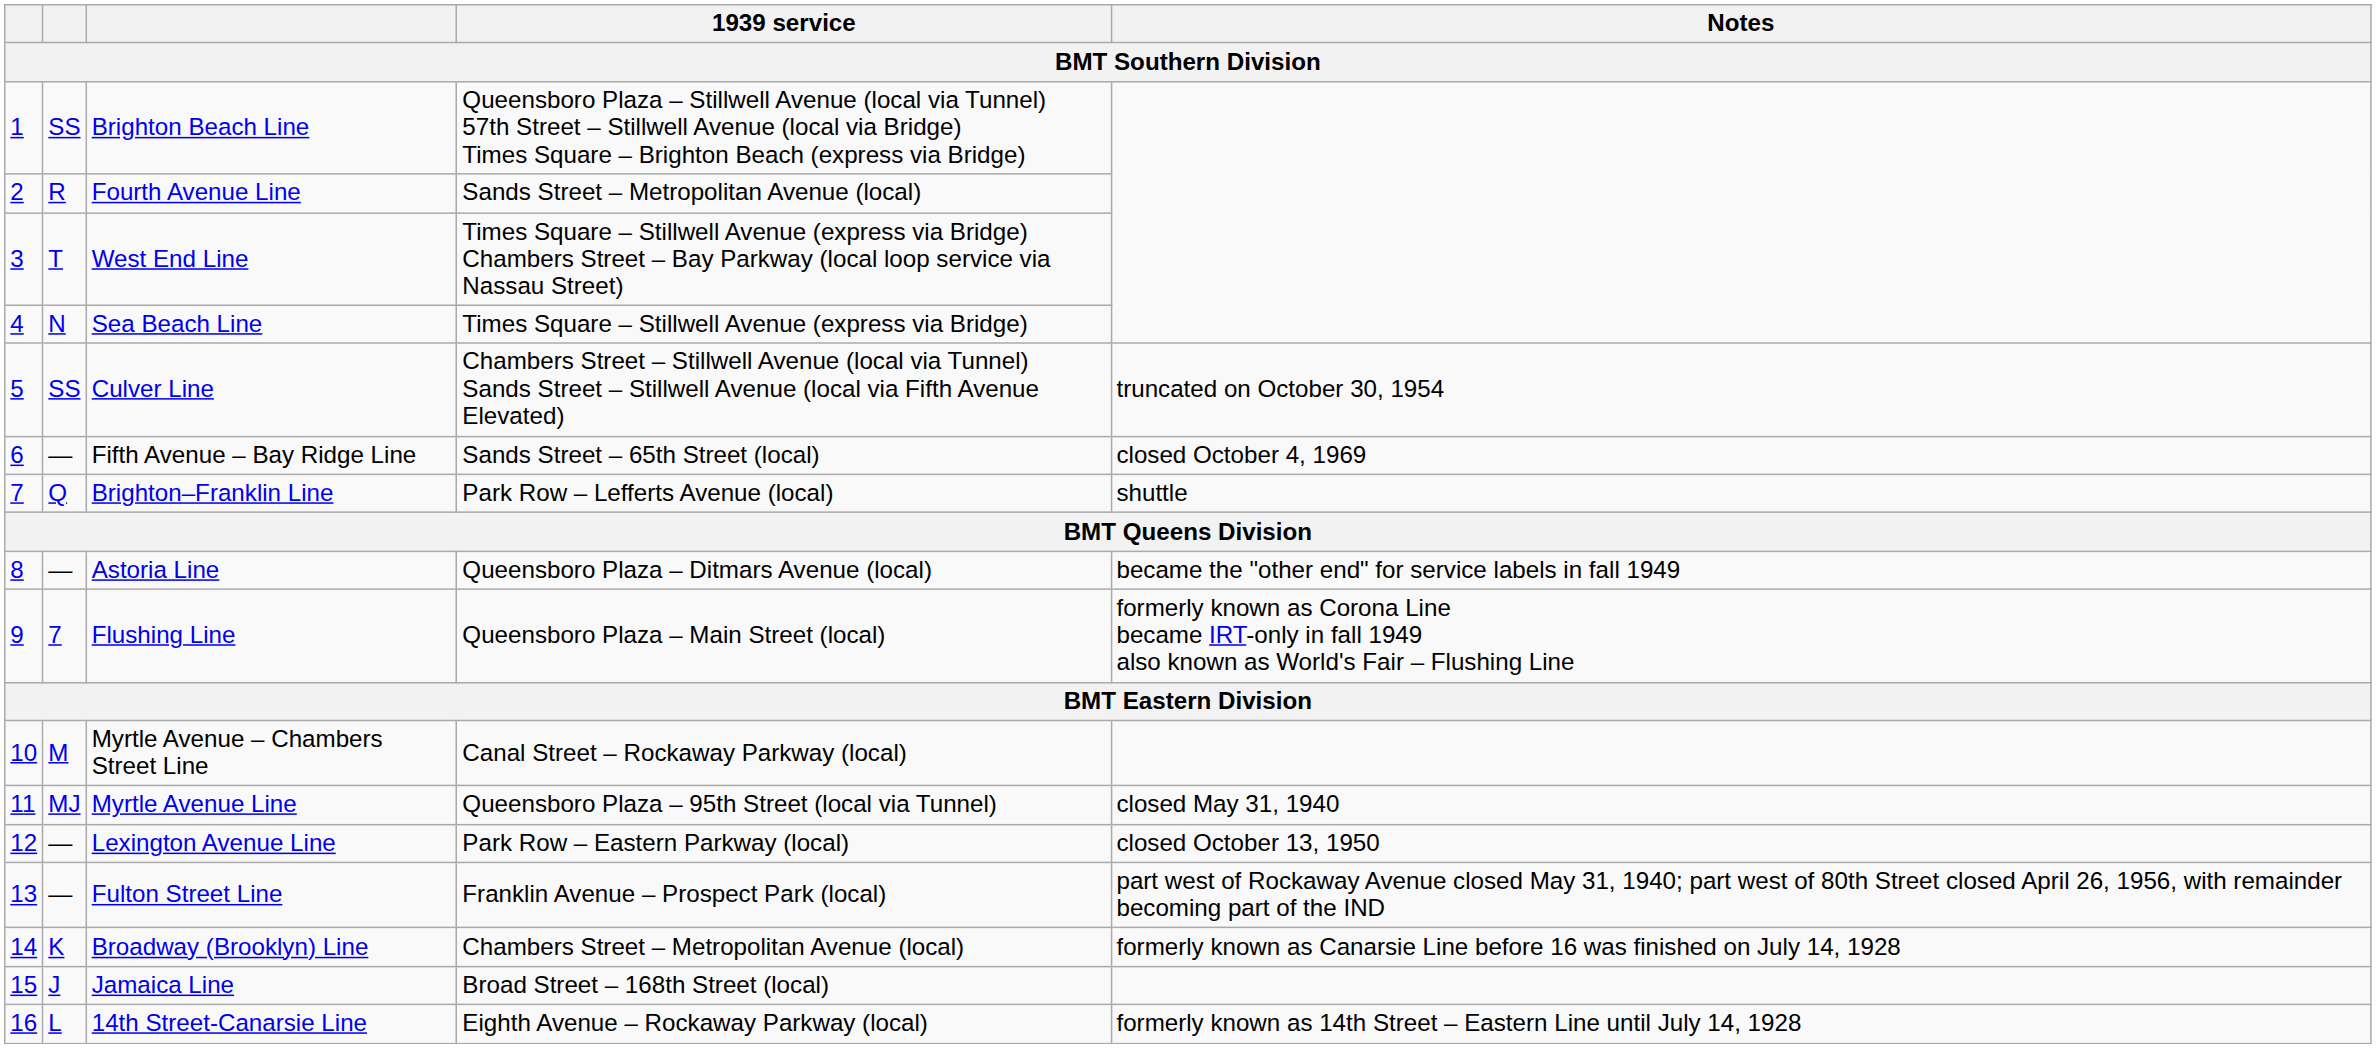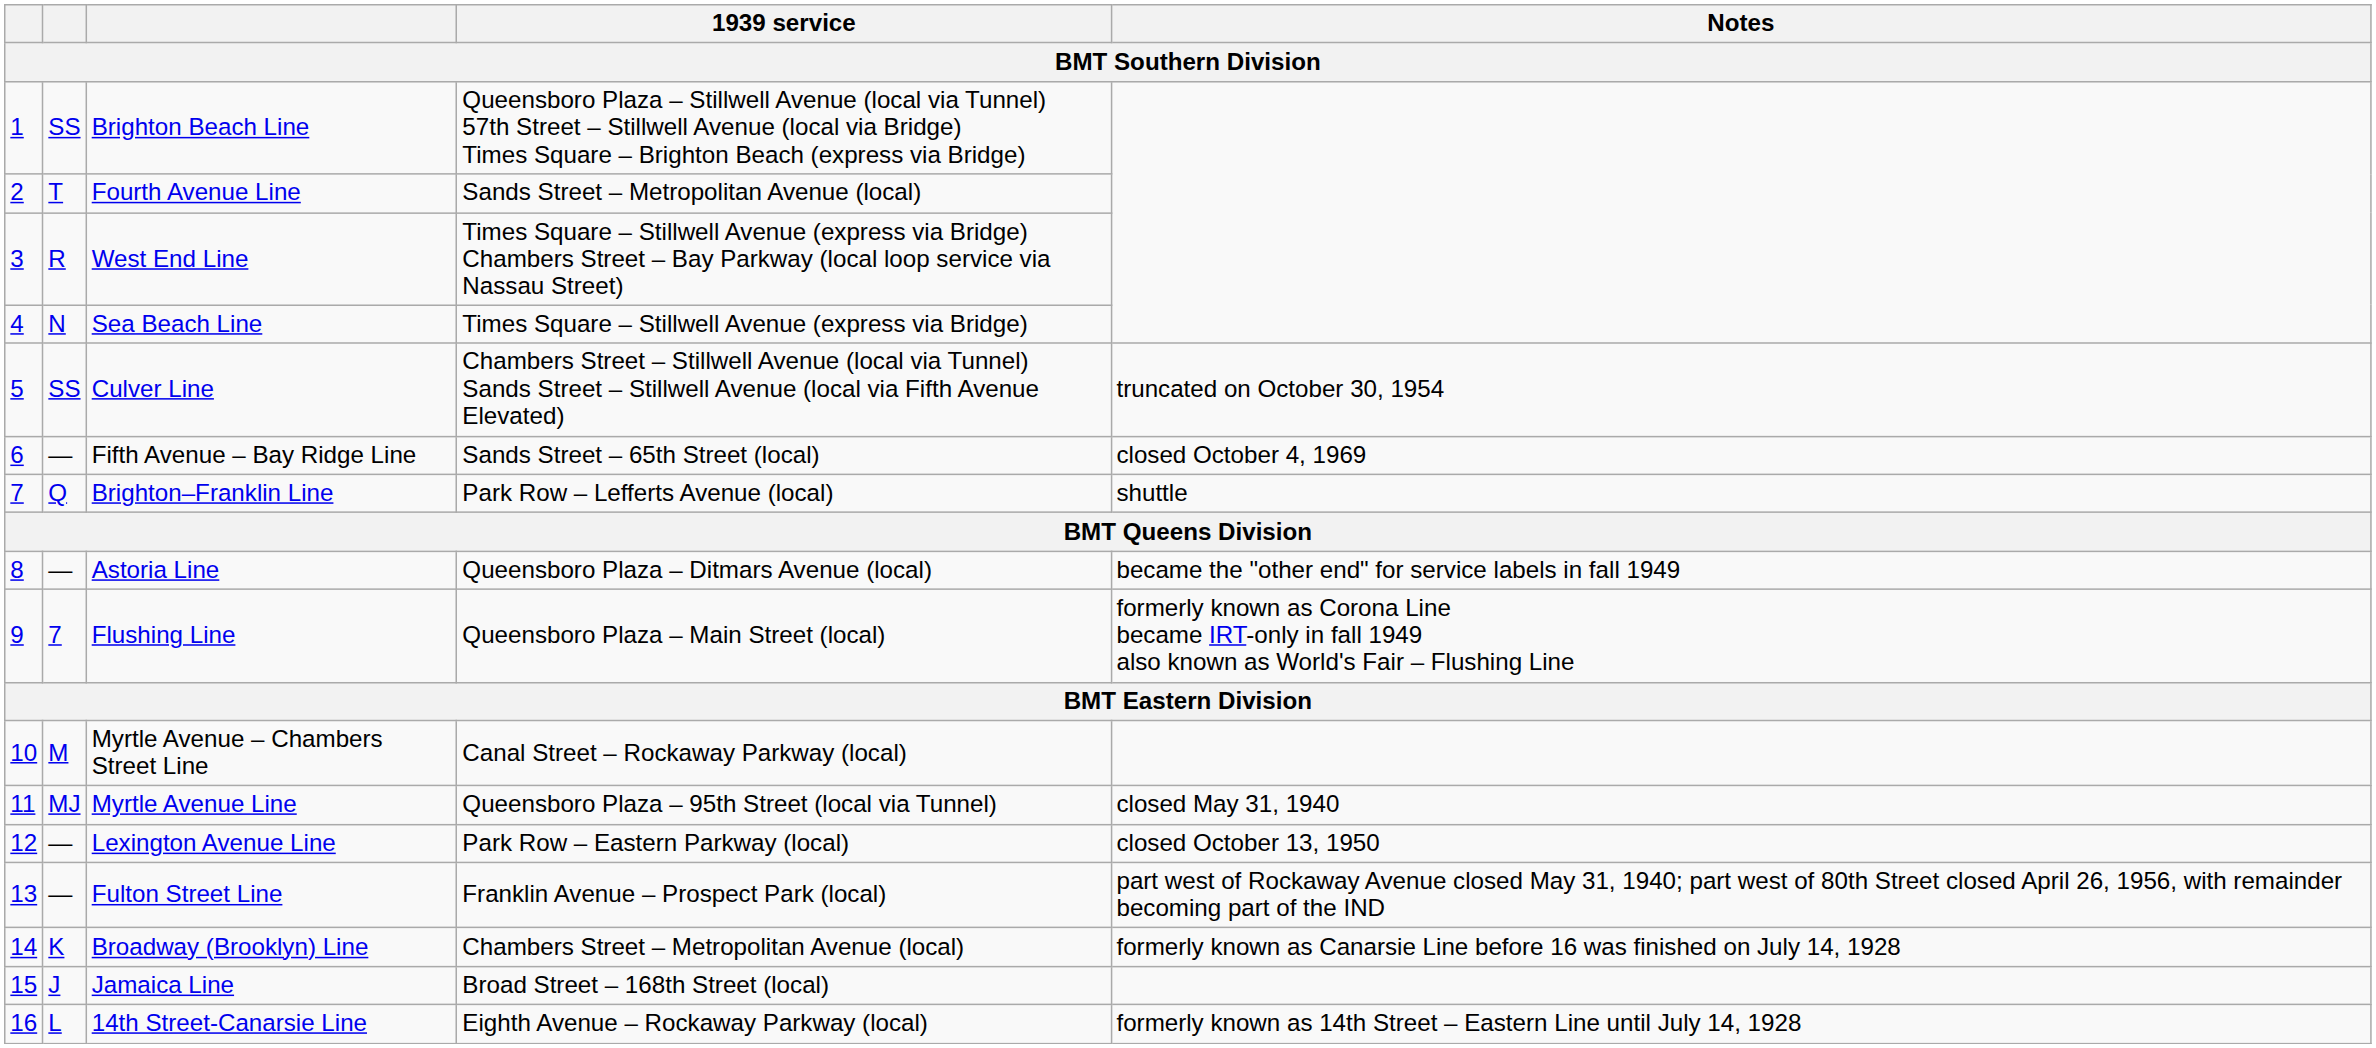(57, 192) R -> (56, 192) T
(56, 258) T -> (57, 258) R
